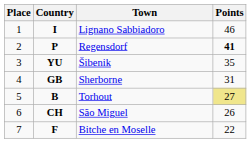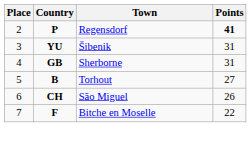- row: (122, 29)
(230, 63) 35 -> (230, 46) 31
(230, 96) khaki background -> (230, 79) no background
